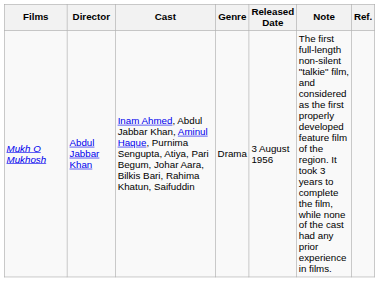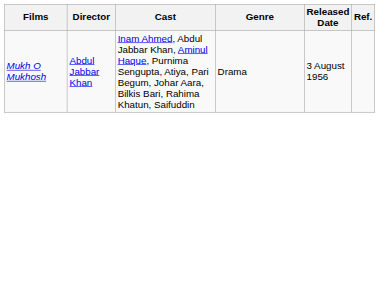- column: (324, 17)
